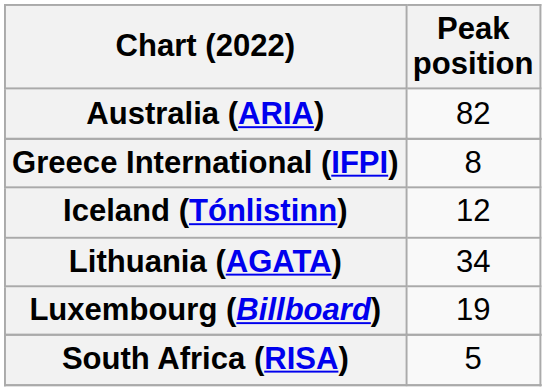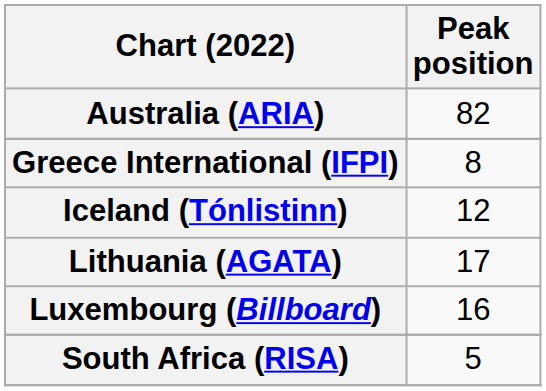(473, 260) 34 -> (473, 260) 17
(473, 310) 19 -> (473, 310) 16
